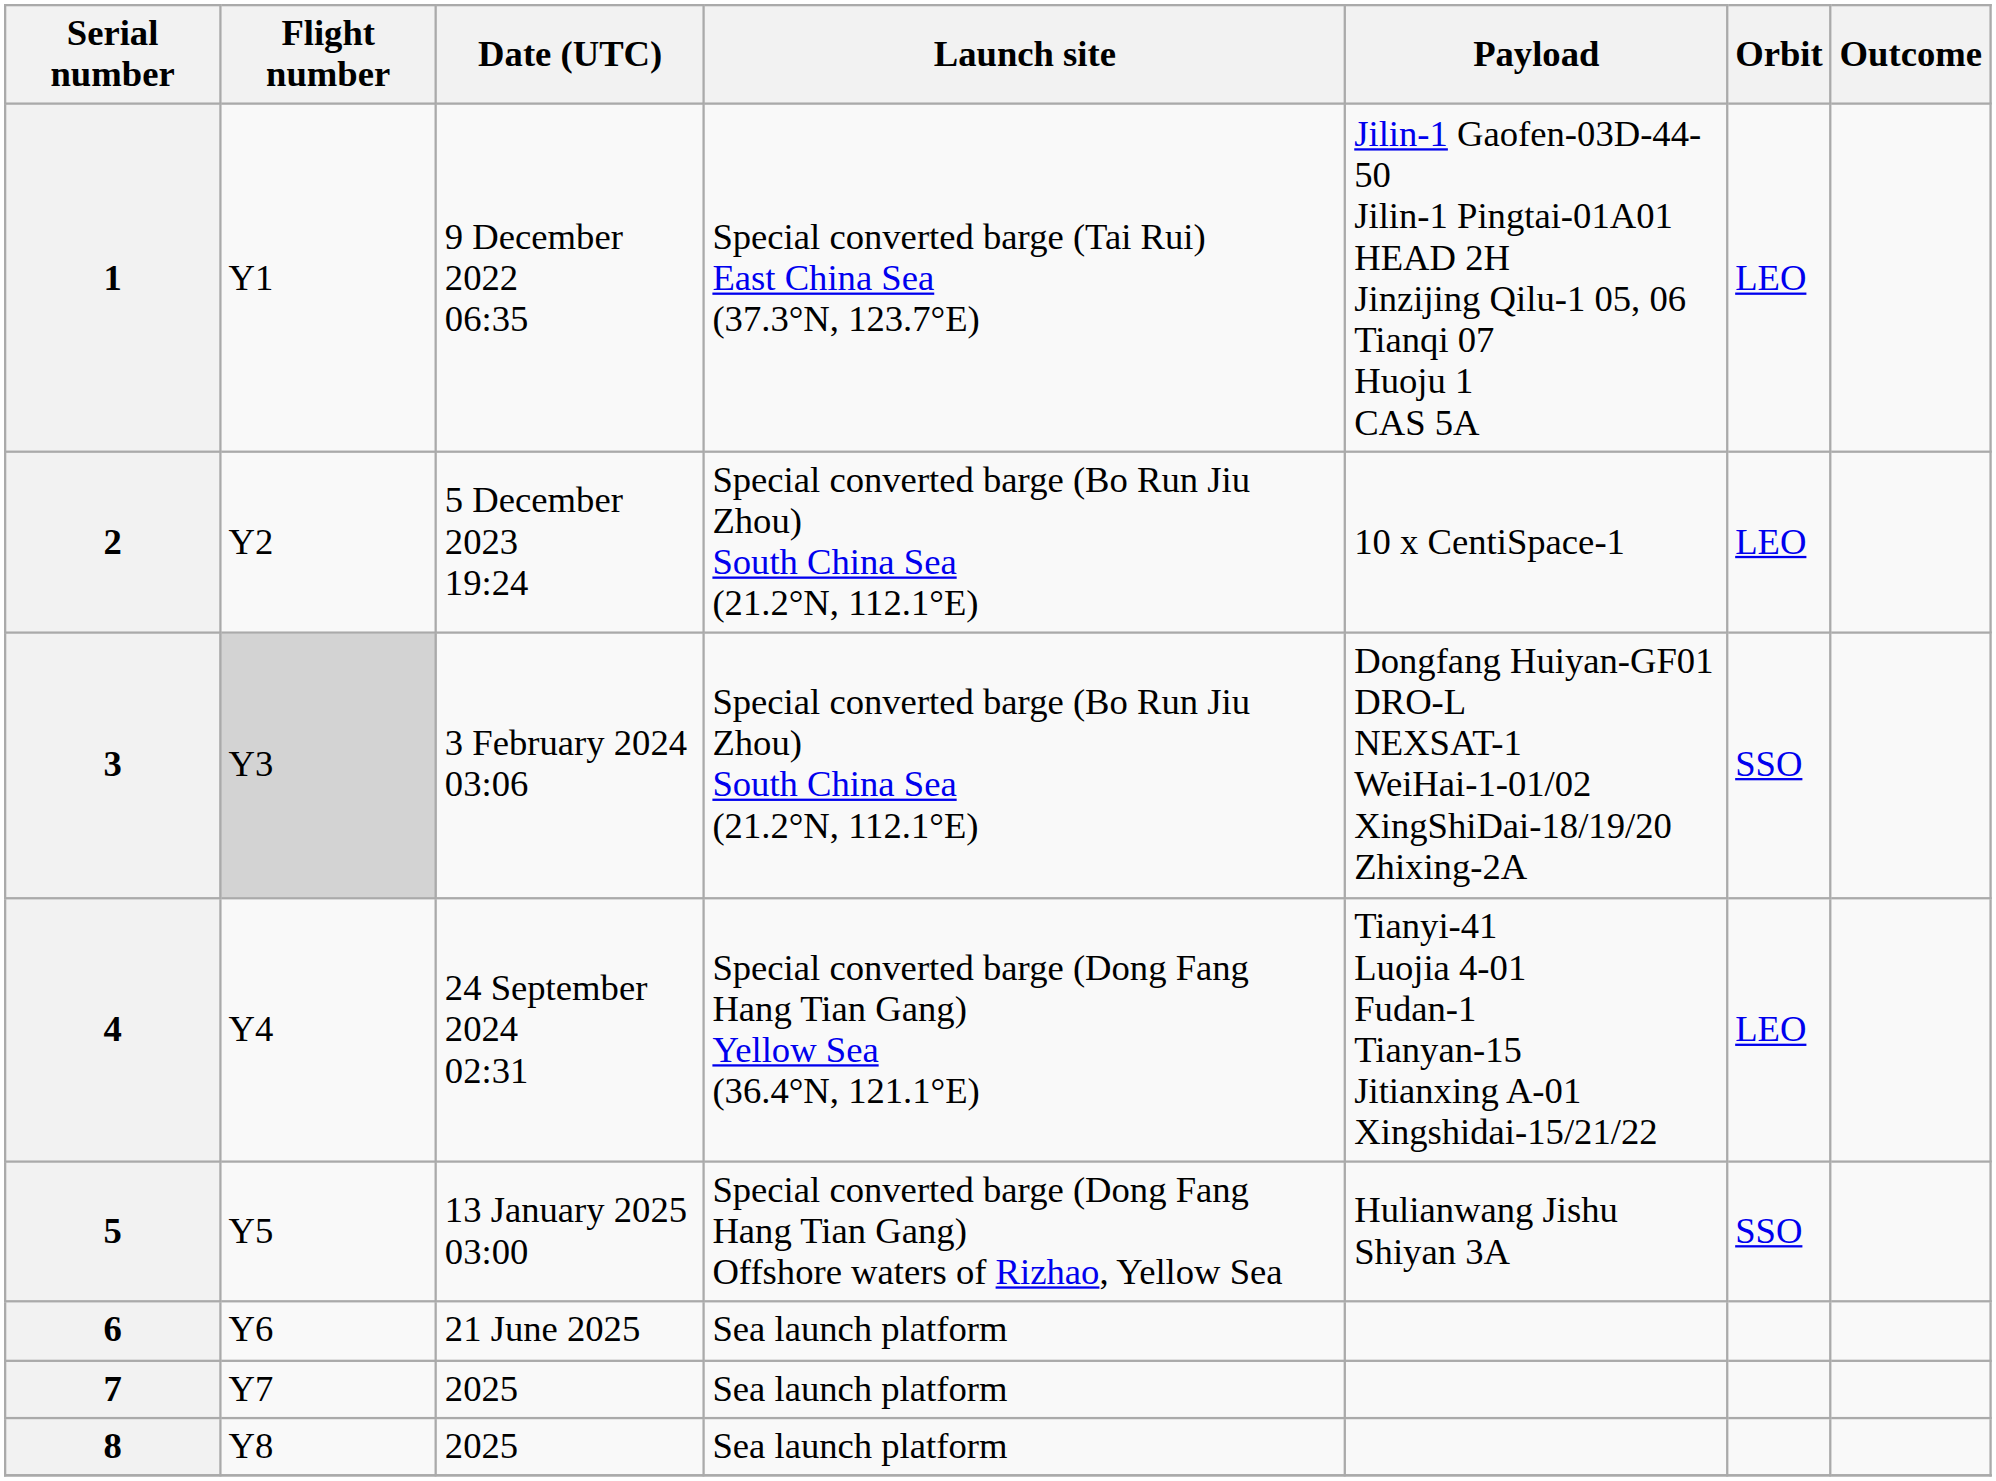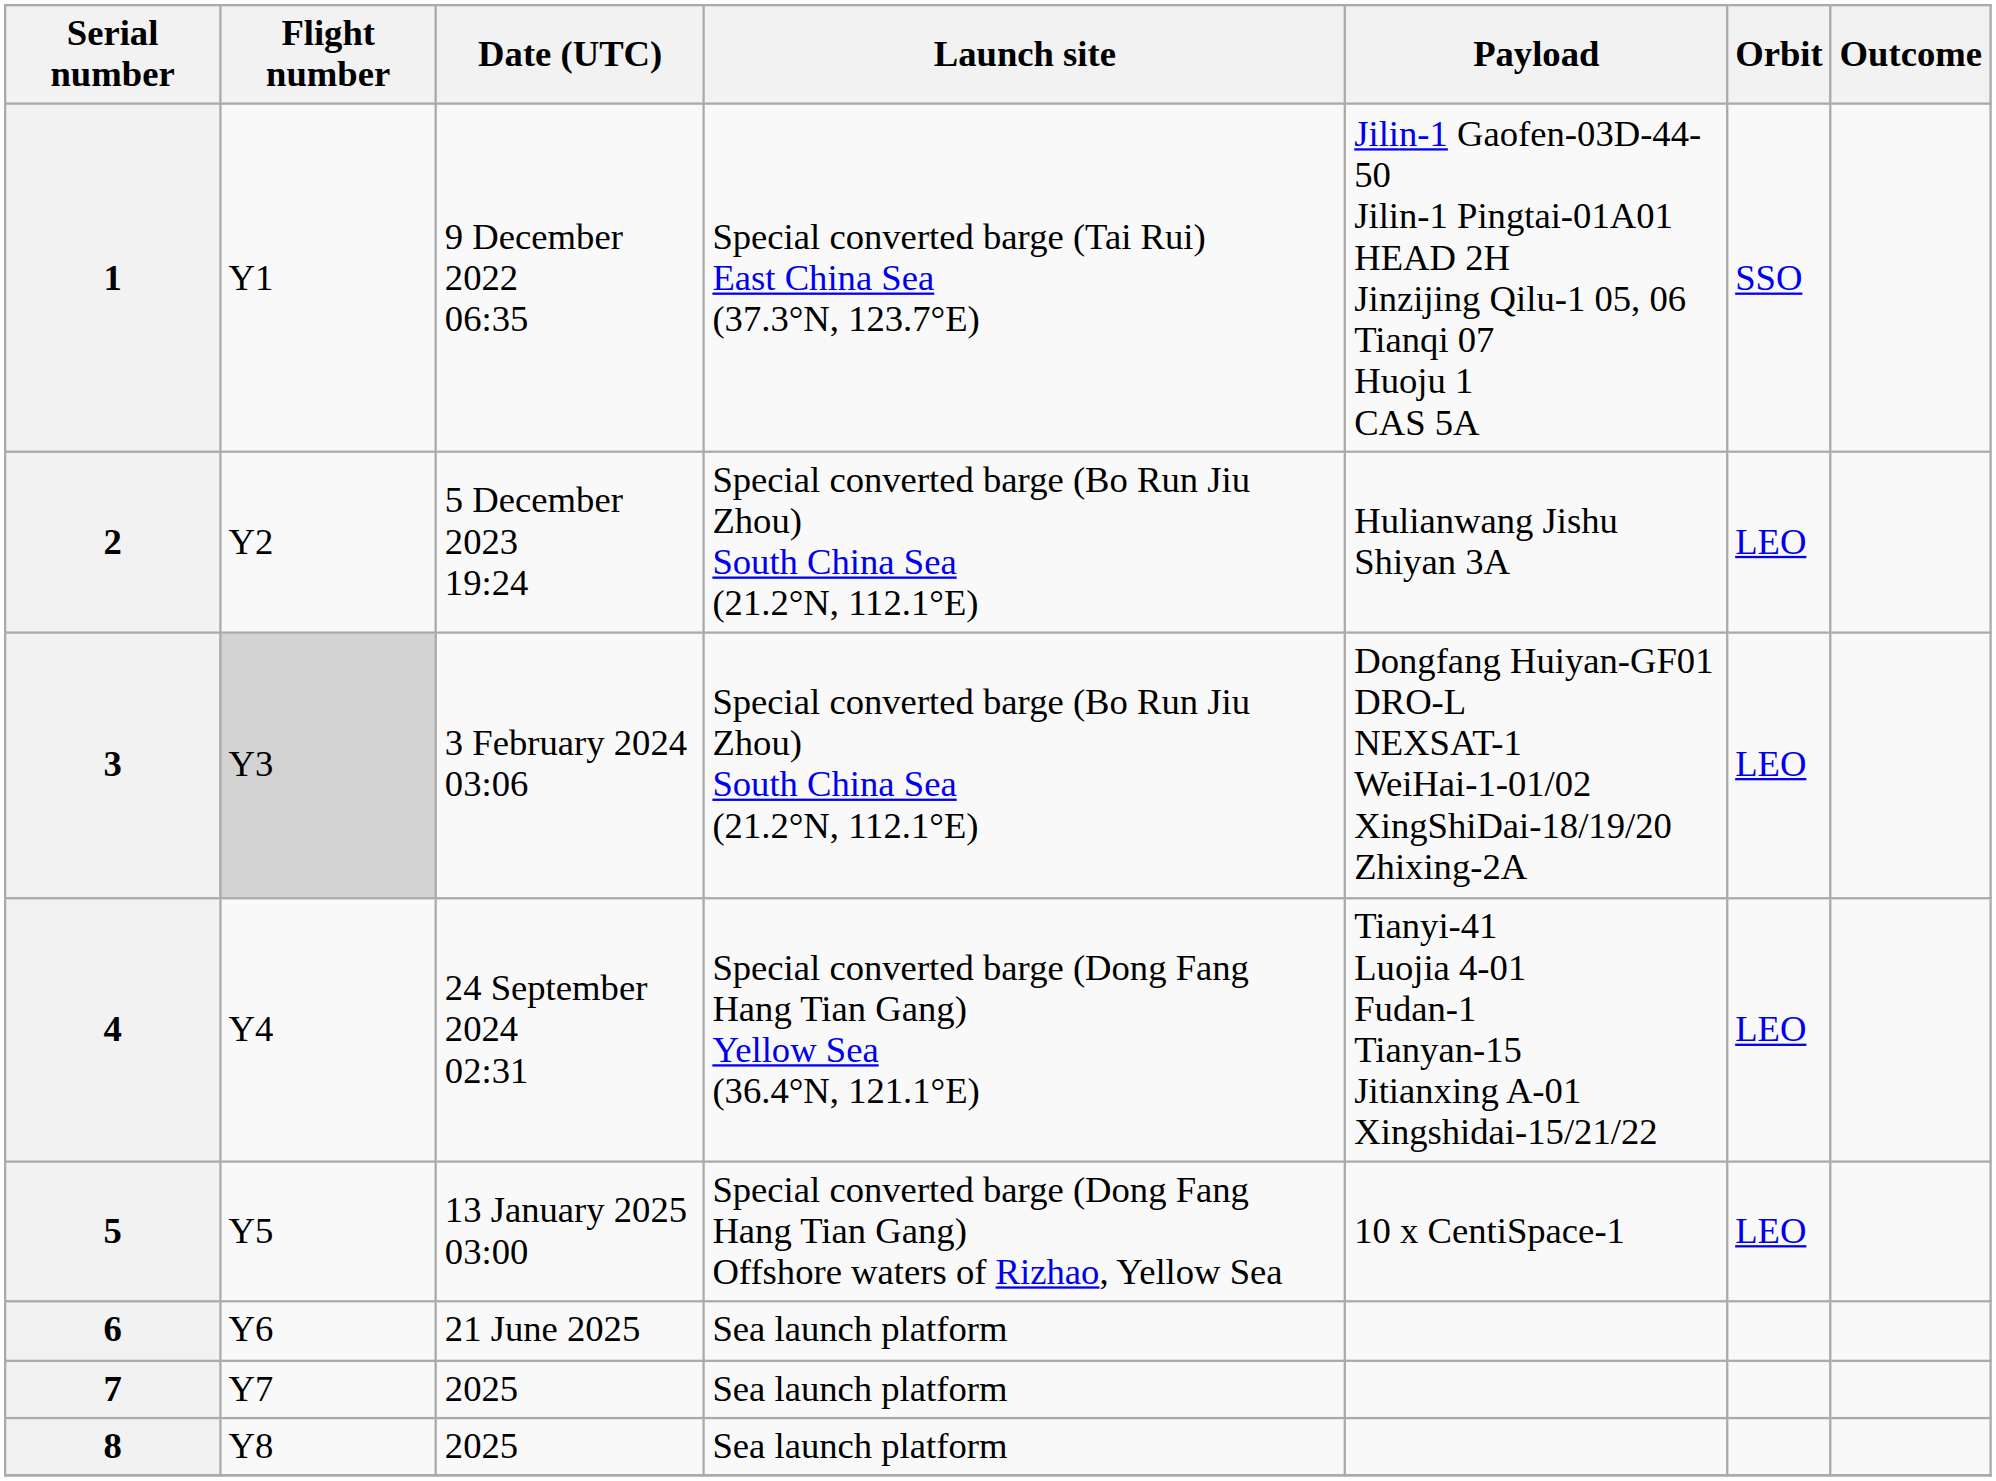(1771, 277) LEO -> (1769, 277) SSO
(1490, 541) 10 x CentiSpace-1 -> (1486, 541) Hulianwang Jishu Shiyan 3A
(1769, 764) SSO -> (1771, 764) LEO
(1486, 1230) Hulianwang Jishu Shiyan 3A -> (1490, 1230) 10 x CentiSpace-1
(1769, 1230) SSO -> (1771, 1230) LEO
